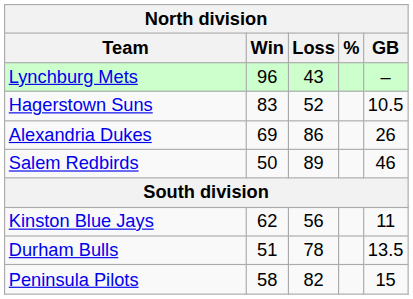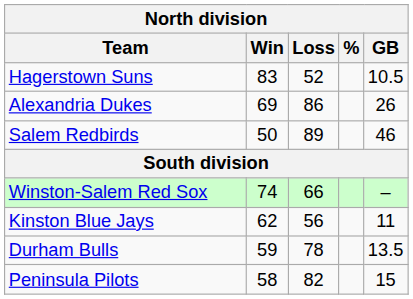- row: (73, 76)
+ row: (108, 192)
(267, 250) 51 -> (267, 250) 59
